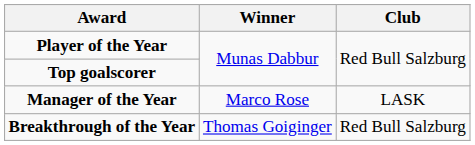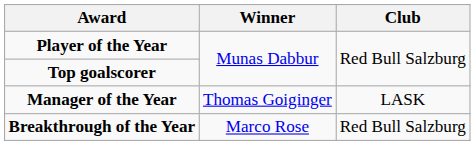(267, 99) Marco Rose -> (267, 99) Thomas Goiginger
(267, 126) Thomas Goiginger -> (267, 126) Marco Rose
